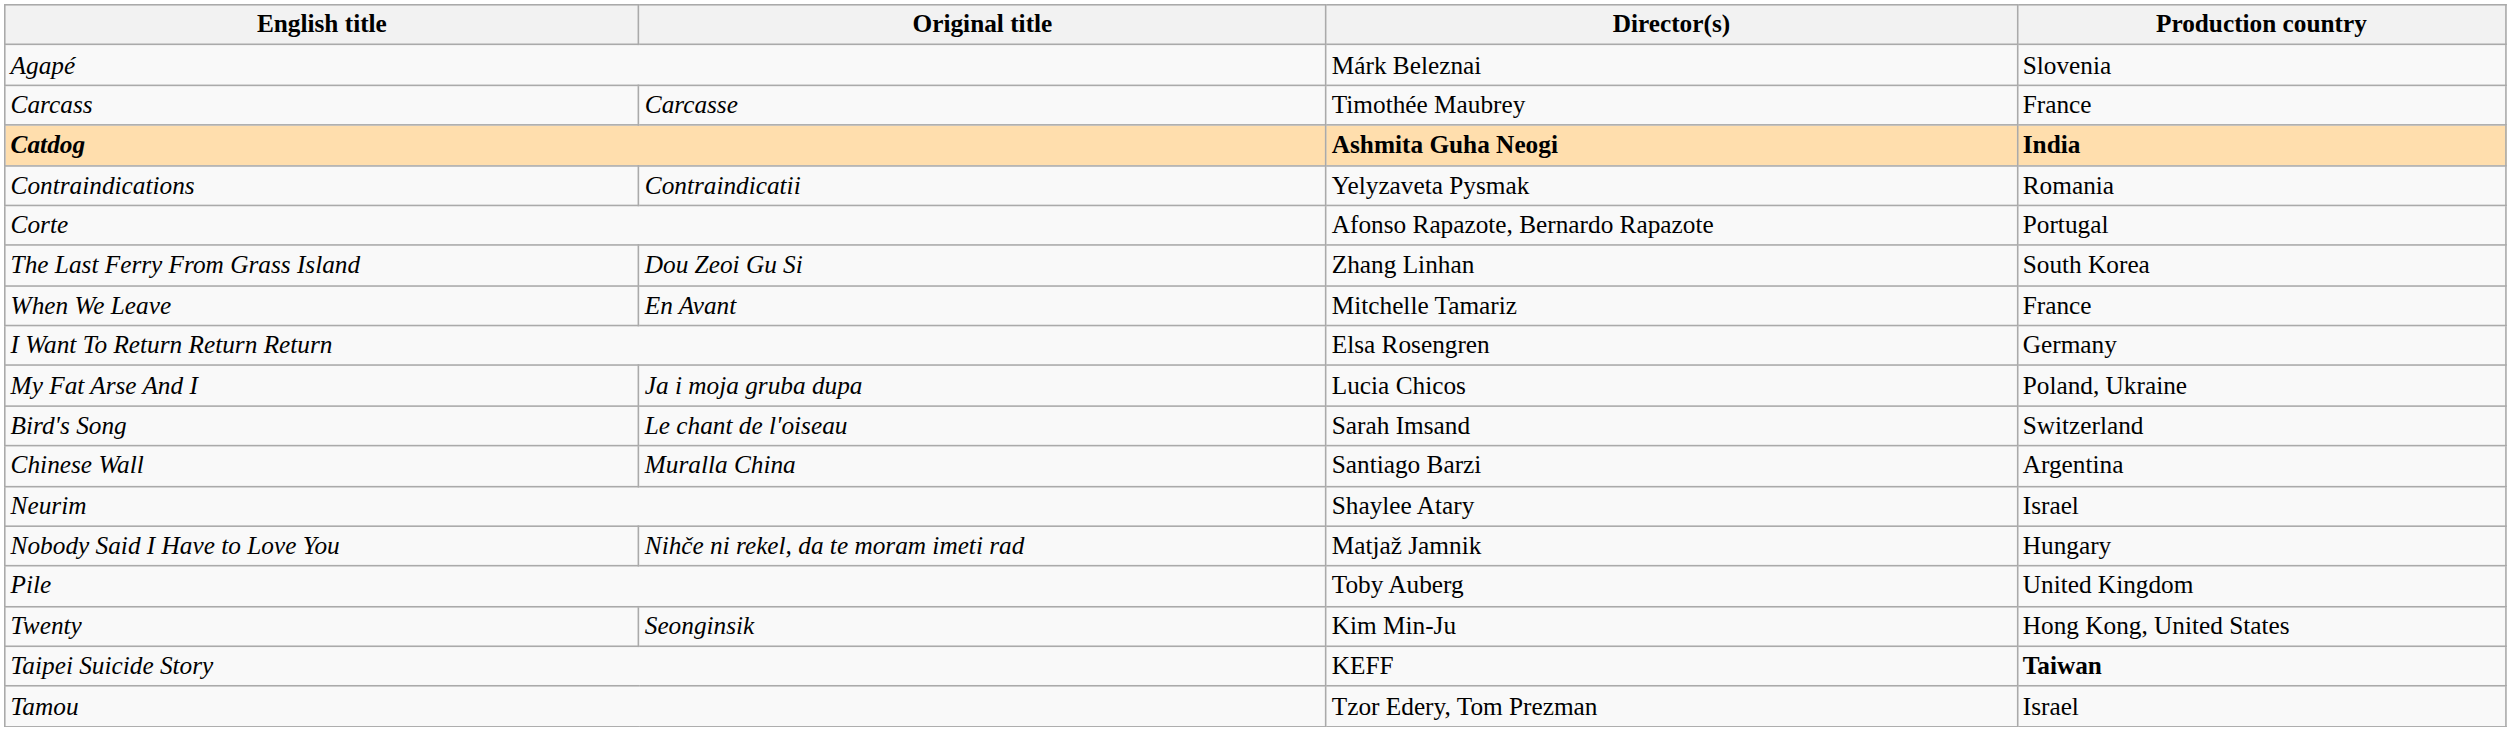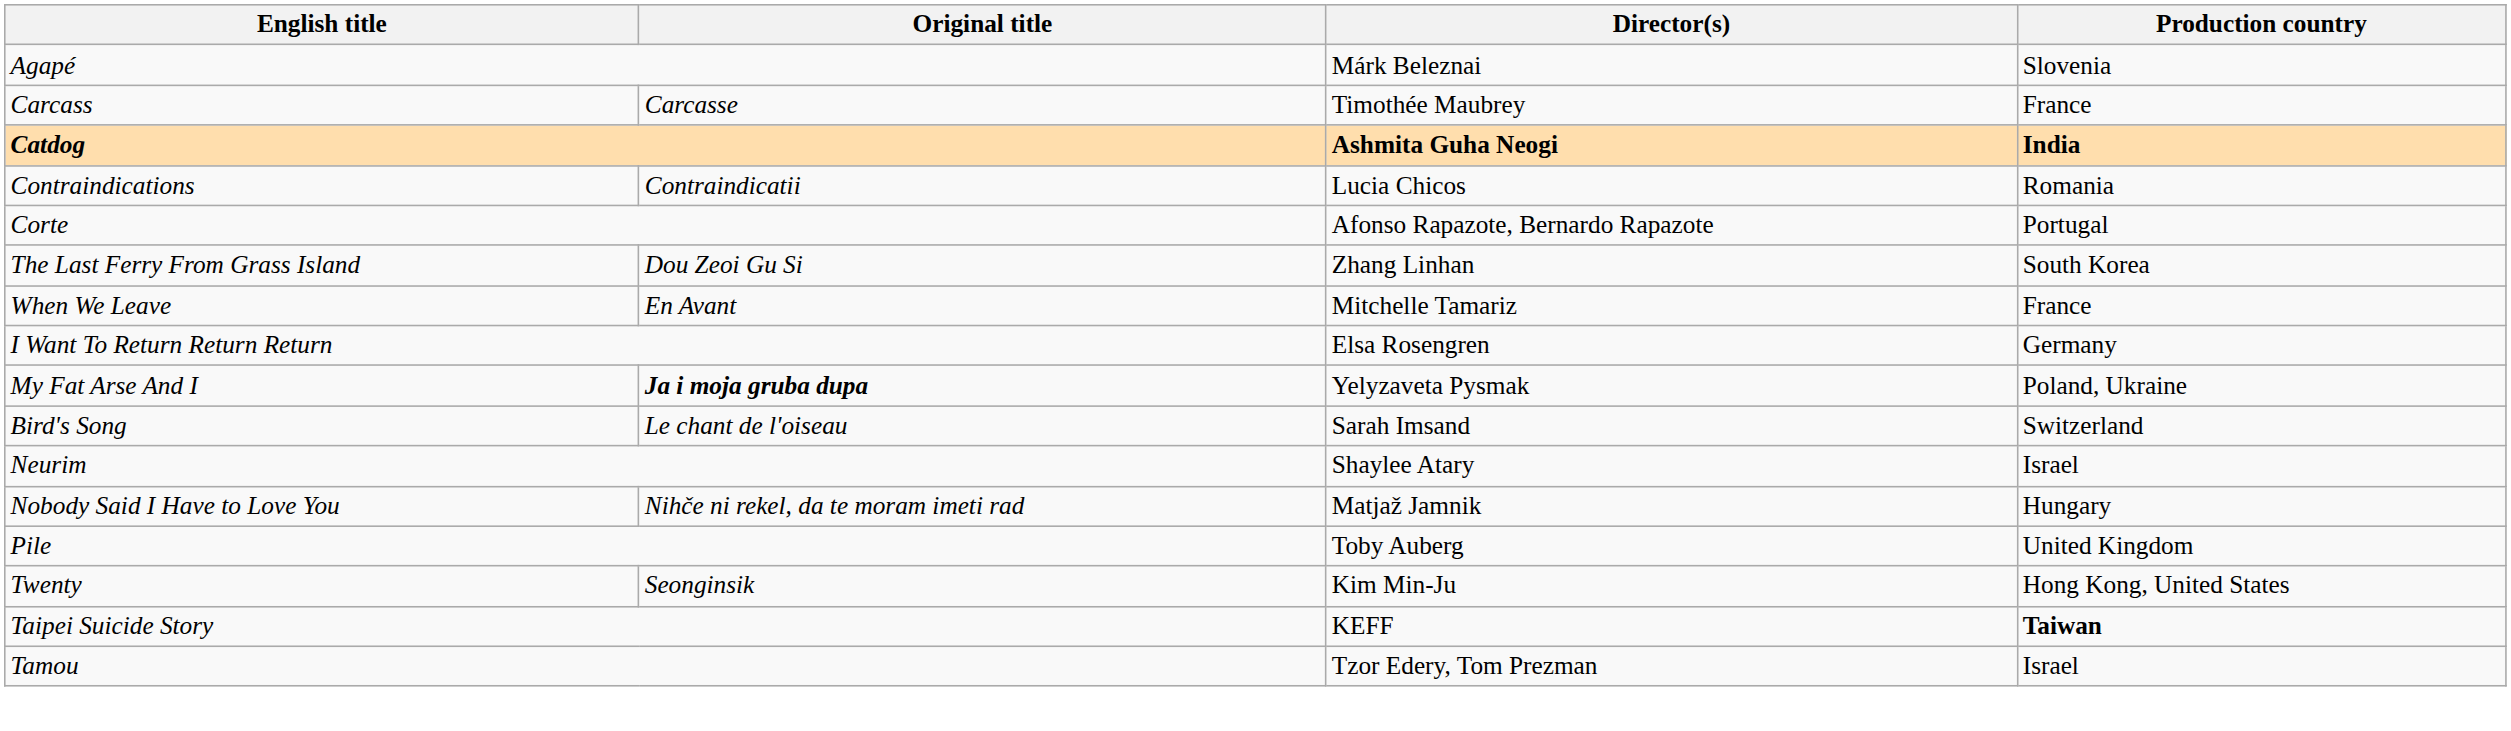(1431, 184) Yelyzaveta Pysmak -> (1399, 184) Lucia Chicos
(754, 385) normal -> (756, 385) bold
(1399, 385) Lucia Chicos -> (1431, 385) Yelyzaveta Pysmak
- row: (77, 465)
